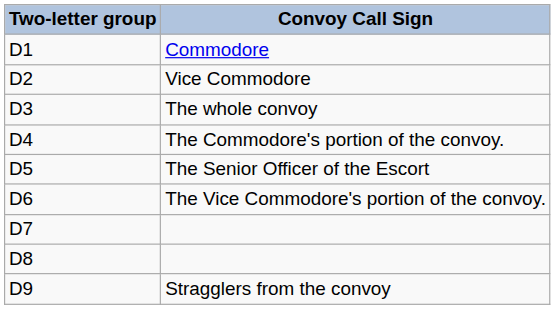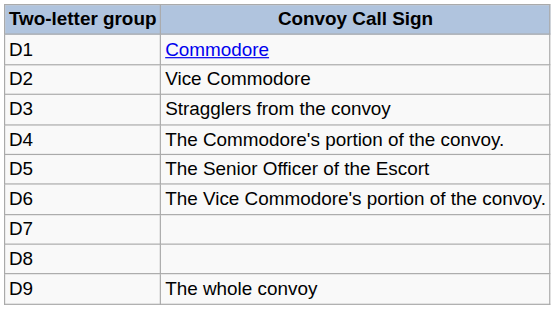(241, 109) The whole convoy -> (278, 109) Stragglers from the convoy
(278, 288) Stragglers from the convoy -> (241, 288) The whole convoy
